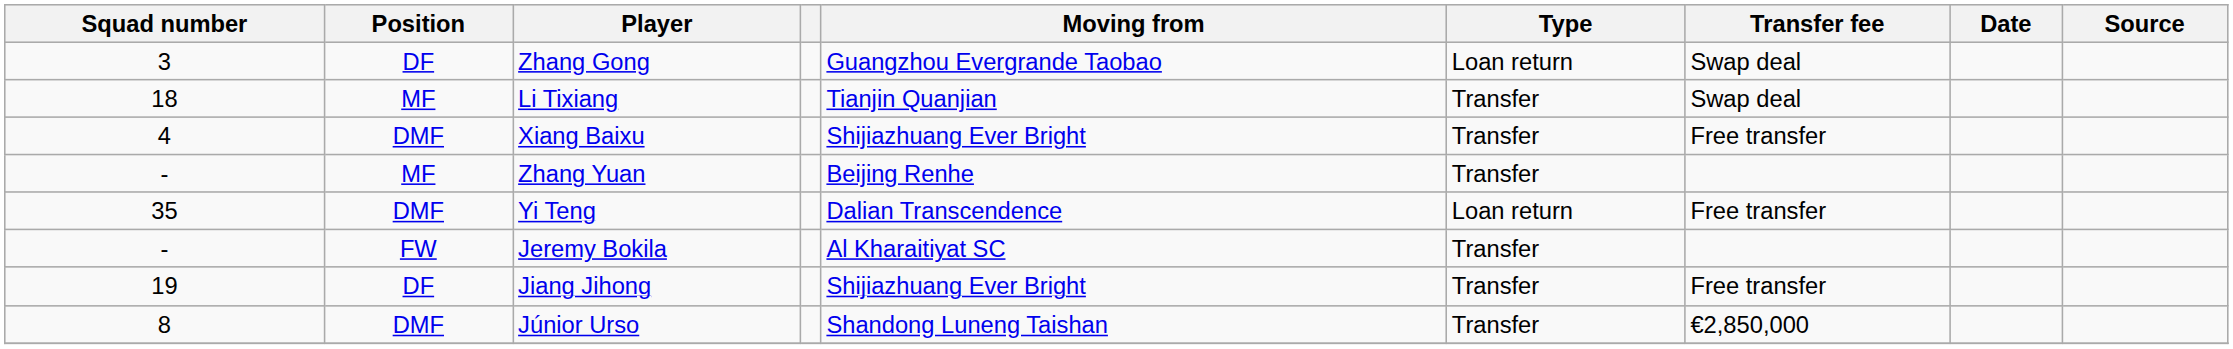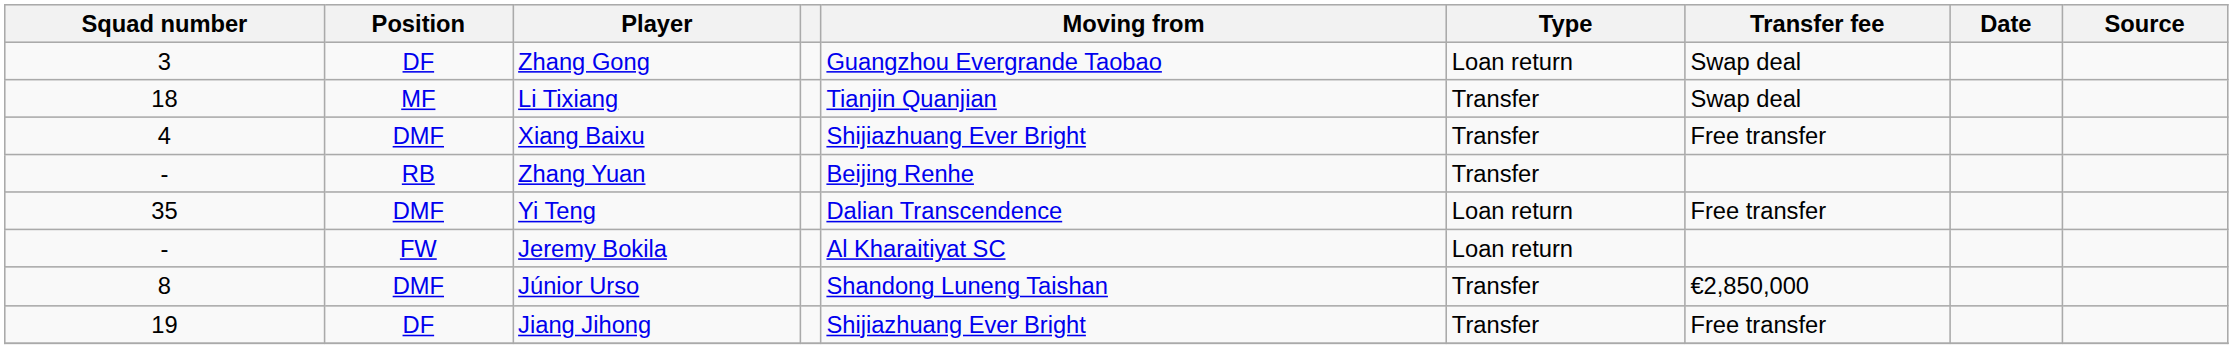(418, 174) MF -> (418, 174) RB
(1495, 249) Transfer -> (1512, 249) Loan return
rows swapped: (579, 324) <-> (585, 286)
